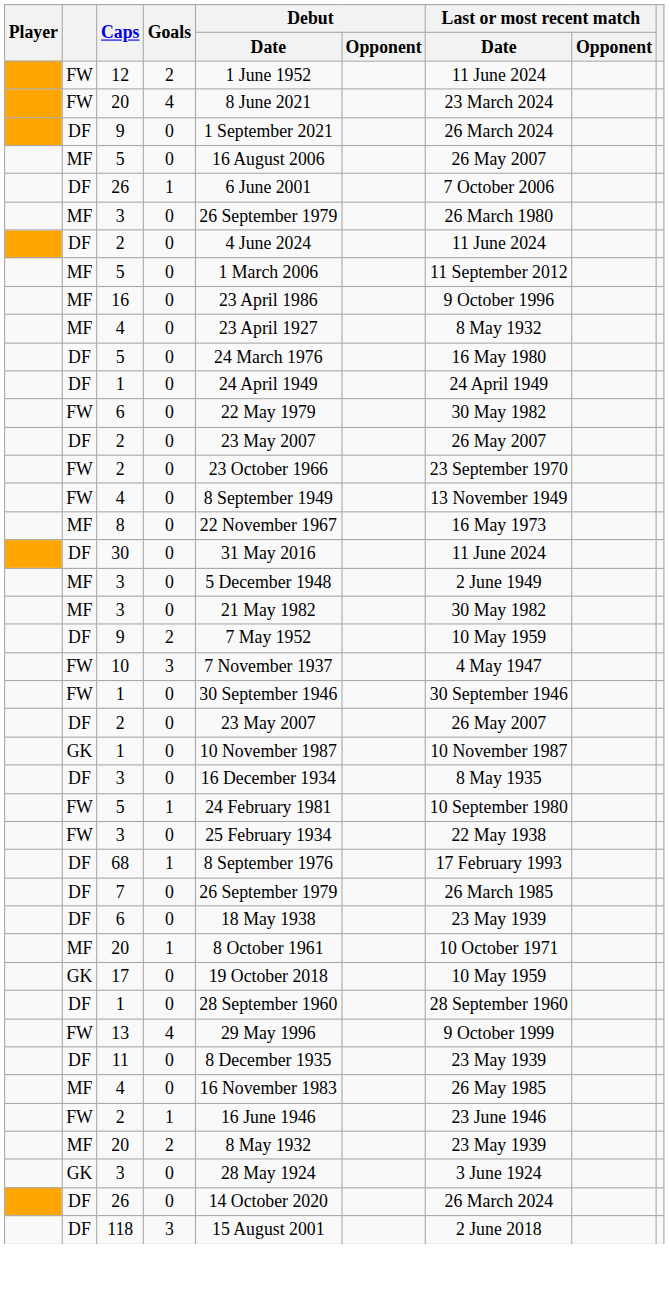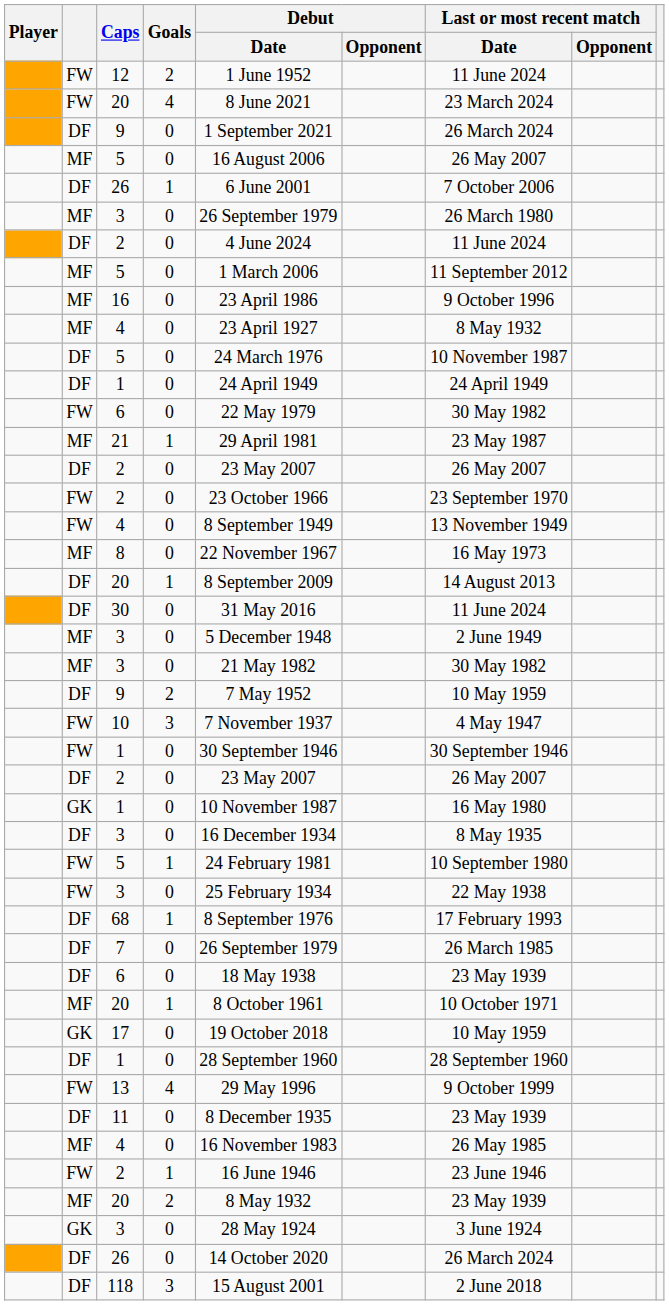(499, 356) 16 May 1980 -> (499, 356) 10 November 1987
+ row: (79, 441)
+ row: (79, 581)
(499, 750) 10 November 1987 -> (499, 807) 16 May 1980
